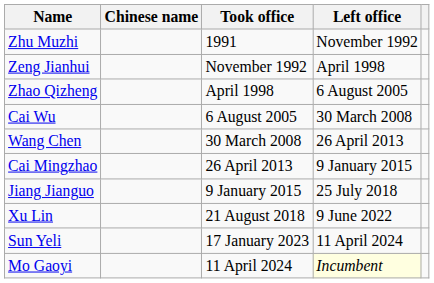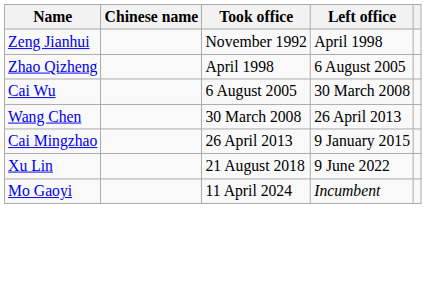- row: (43, 41)
- row: (51, 191)
- row: (35, 240)
(349, 265) lightyellow background -> (347, 191) no background
